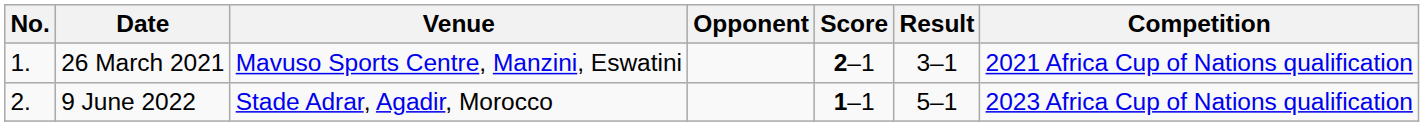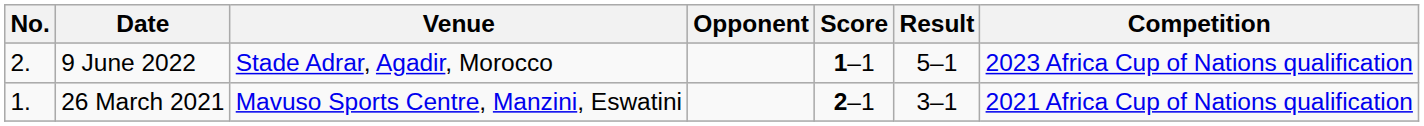rows swapped: (143, 62) <-> (129, 101)
